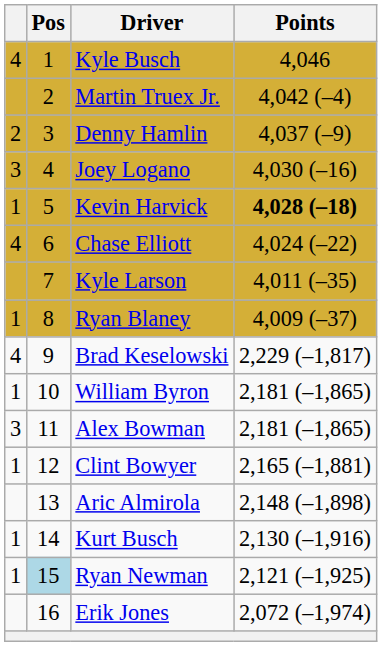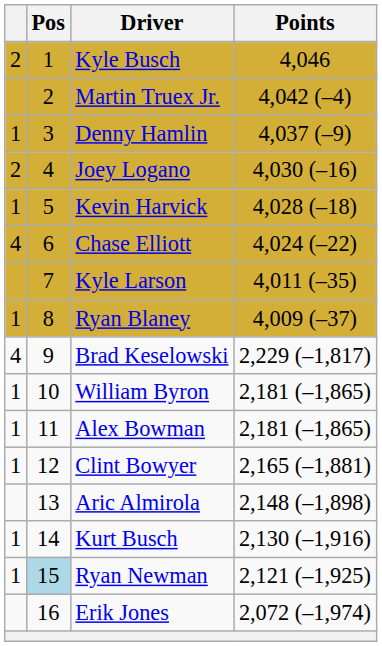(16, 59) 4 -> (16, 59) 2
(16, 133) 2 -> (16, 133) 1
(16, 170) 3 -> (16, 170) 2
(305, 207) bold -> (305, 207) normal
(16, 428) 3 -> (16, 428) 1
